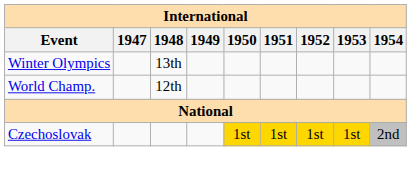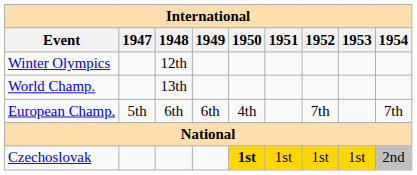(169, 63) 13th -> (174, 63) 12th
(169, 87) 12th -> (174, 87) 13th
+ row: (62, 110)
(242, 134) normal -> (247, 157) bold
